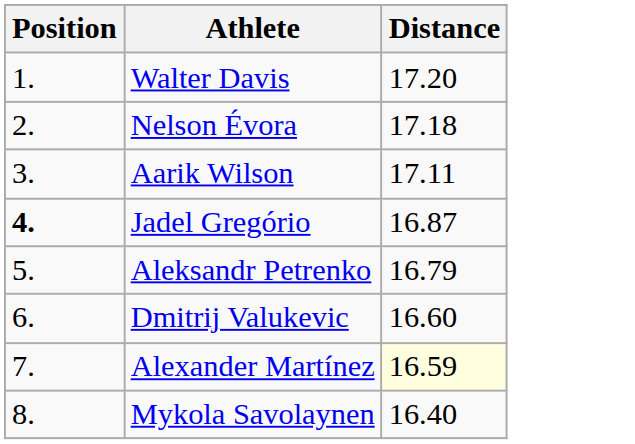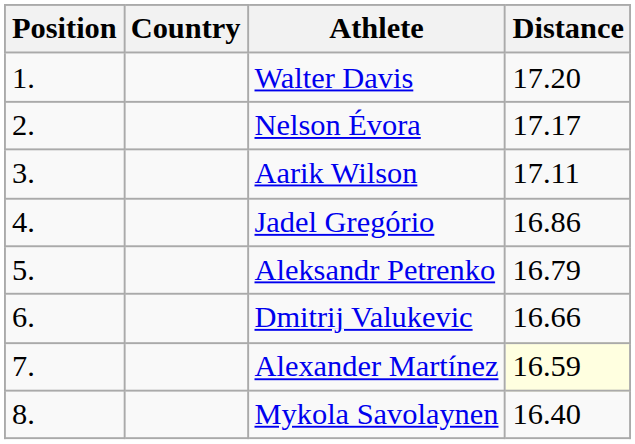+ column: (186, 28)
(423, 125) 17.18 -> (547, 125) 17.17
(23, 221) bold -> (23, 221) normal
(423, 221) 16.87 -> (547, 221) 16.86
(423, 317) 16.60 -> (547, 317) 16.66
